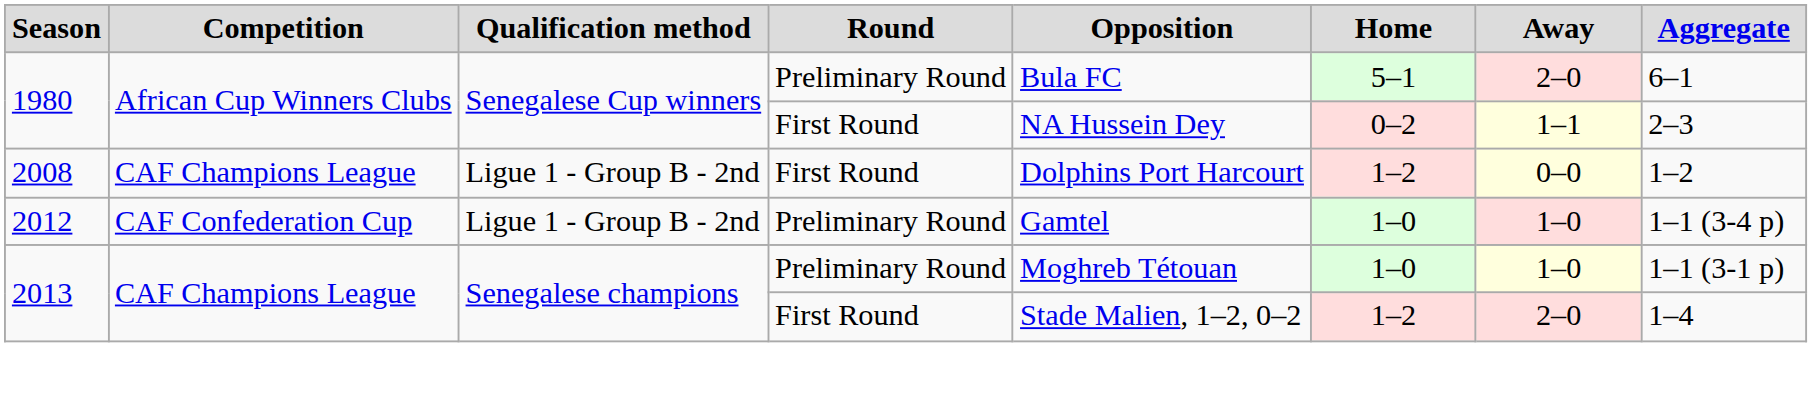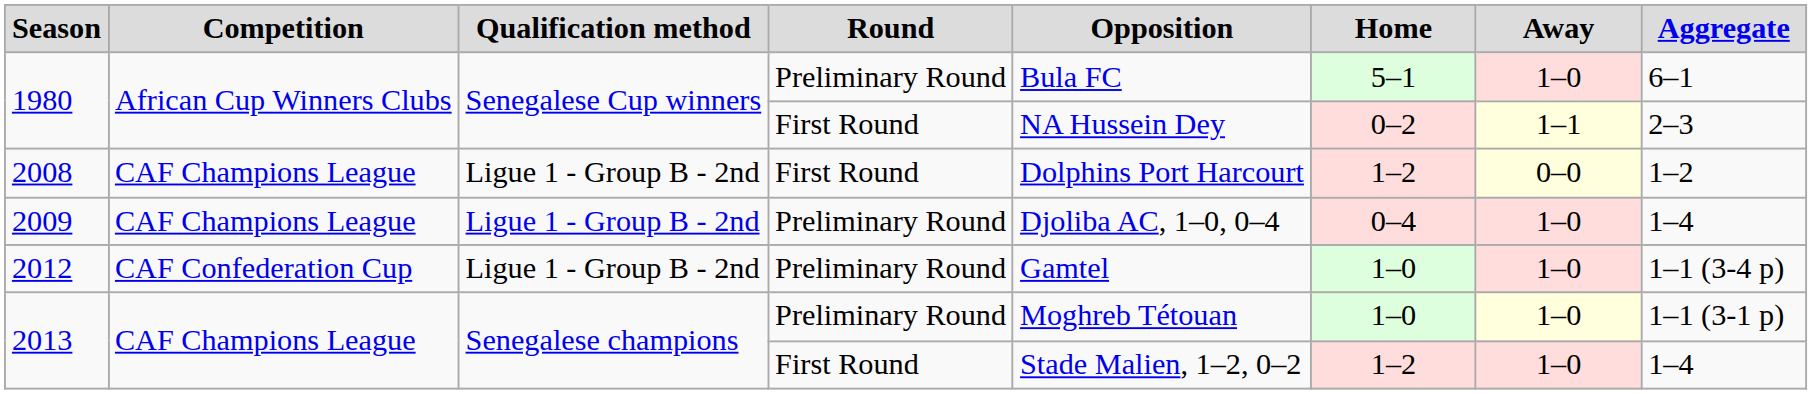(1559, 76) 2–0 -> (1559, 76) 1–0
+ row: (42, 220)
(1559, 316) 2–0 -> (1559, 364) 1–0
